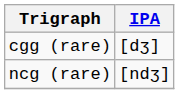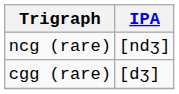rows swapped: (60, 46) <-> (60, 74)
